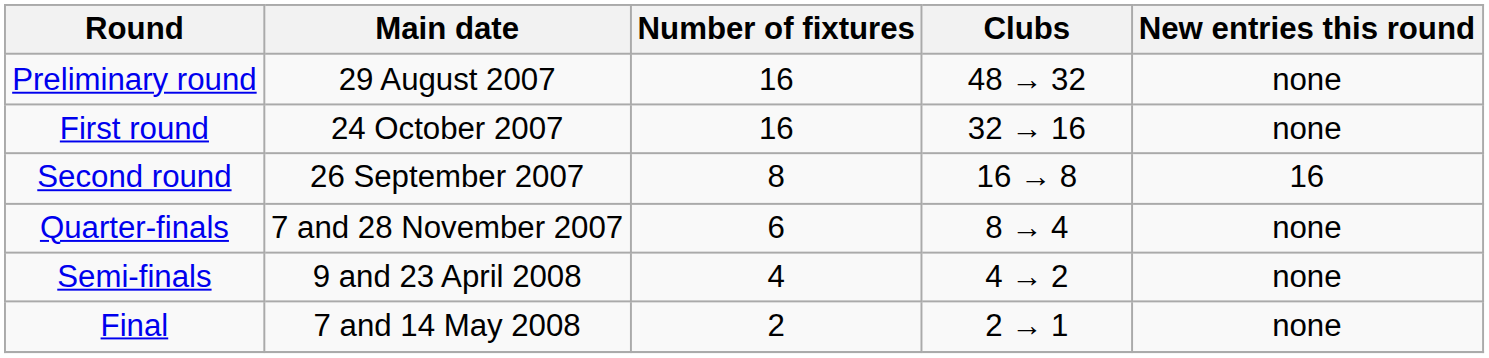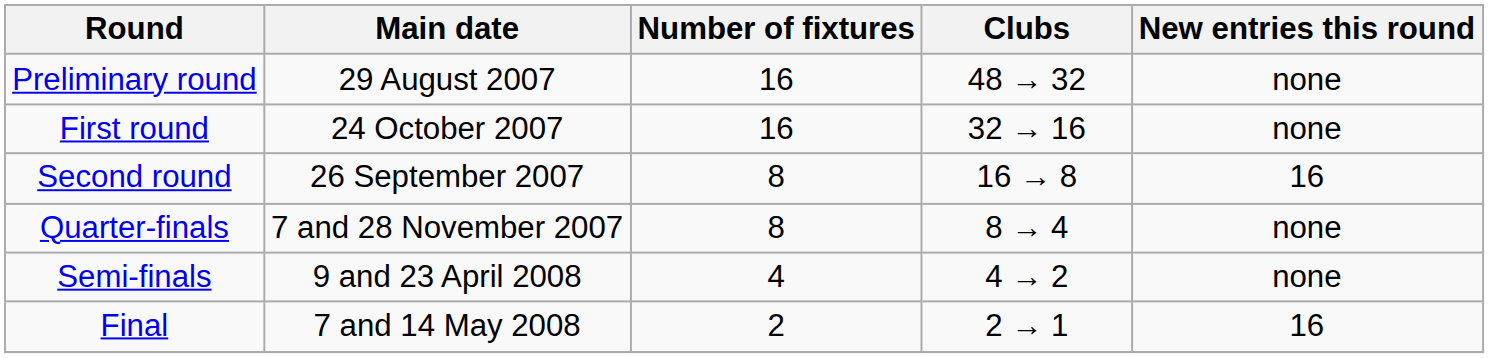(776, 227) 6 -> (776, 227) 8
(1307, 326) none -> (1307, 326) 16
